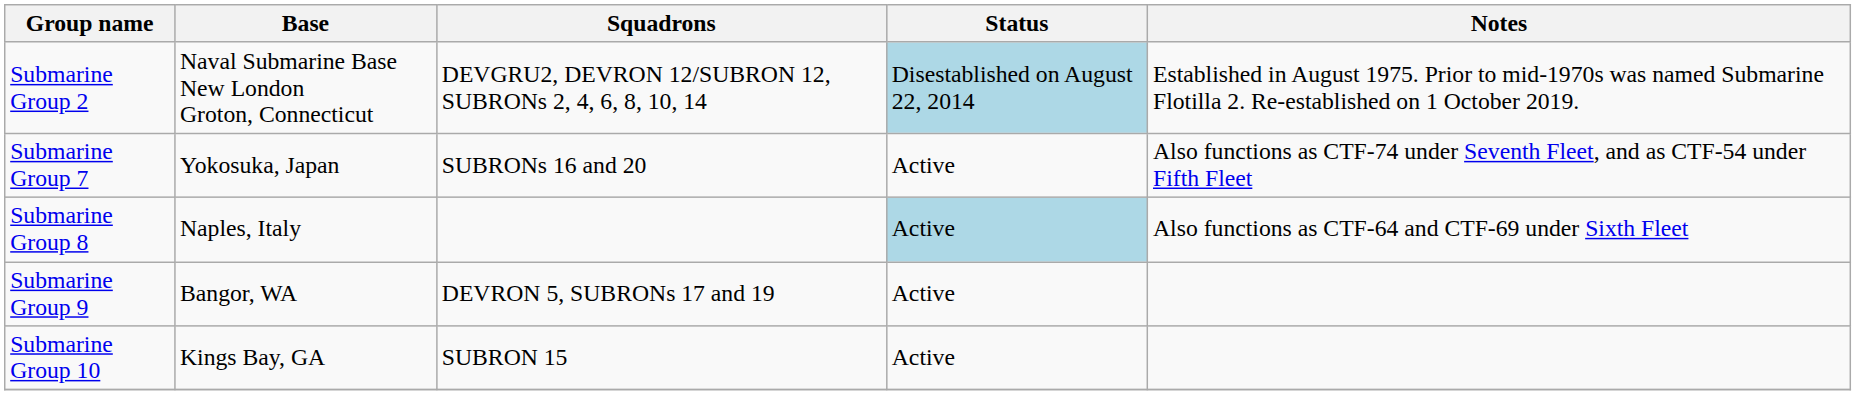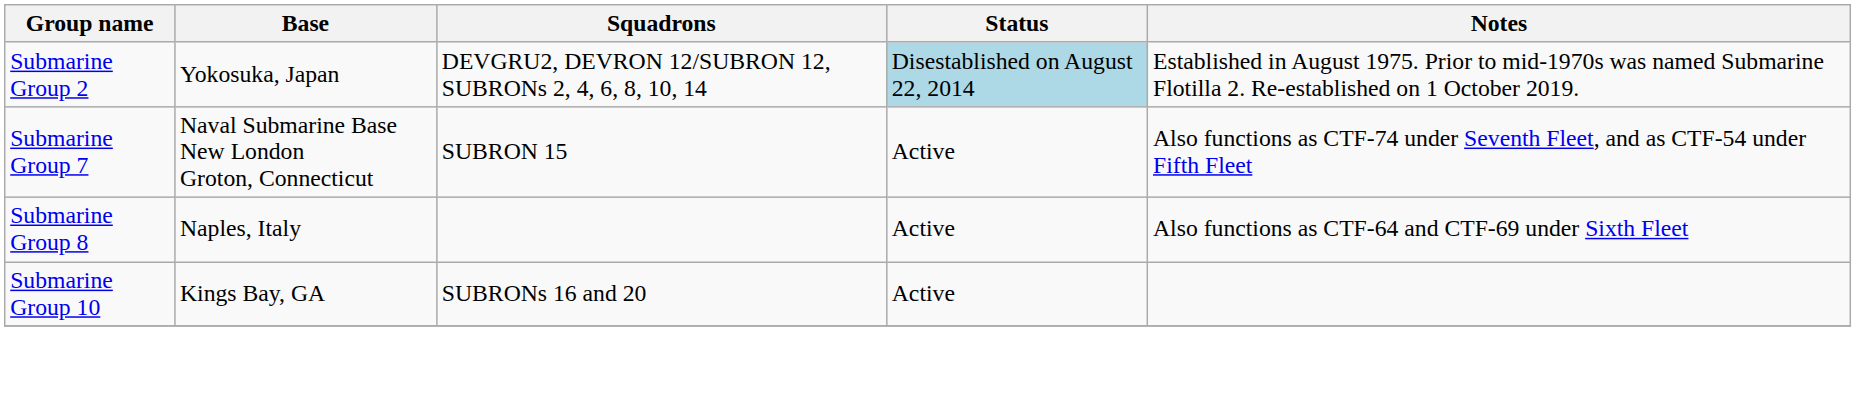(289, 87) Naval Submarine Base New London Groton, Connecticut -> (260, 74) Yokosuka, Japan
(260, 164) Yokosuka, Japan -> (289, 151) Naval Submarine Base New London Groton, Connecticut
(544, 164) SUBRONs 16 and 20 -> (505, 151) SUBRON 15
(923, 229) lightblue background -> (923, 229) no background
- row: (62, 293)
(505, 357) SUBRON 15 -> (544, 293) SUBRONs 16 and 20
